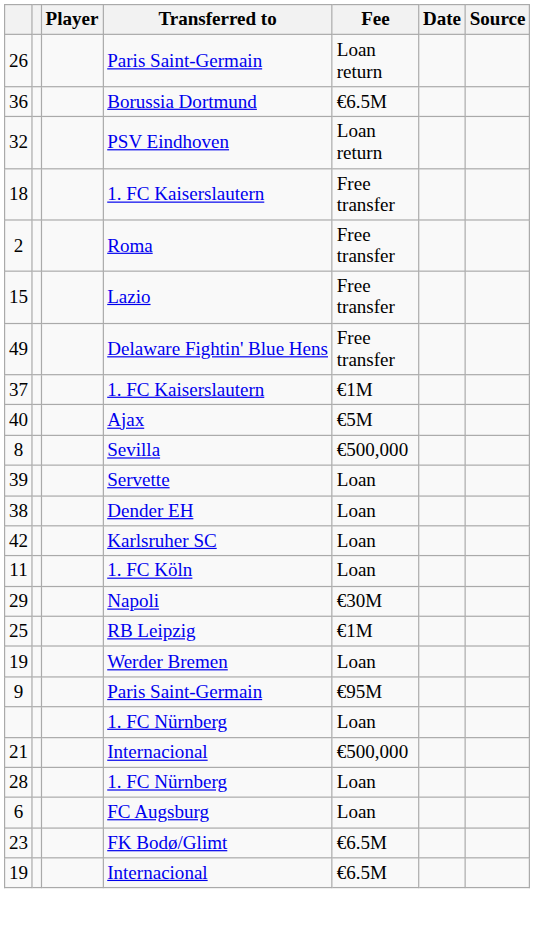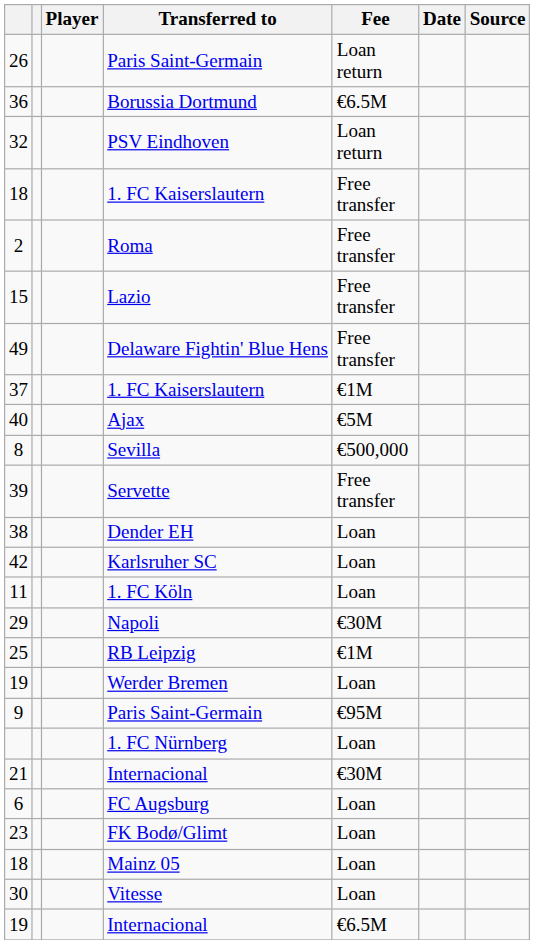(356, 480) Loan -> (366, 490) Free transfer
(372, 752) €500,000 -> (360, 773) €30M
- row: (19, 782)
(362, 842) €6.5M -> (356, 833) Loan
+ row: (19, 864)
+ row: (19, 894)
